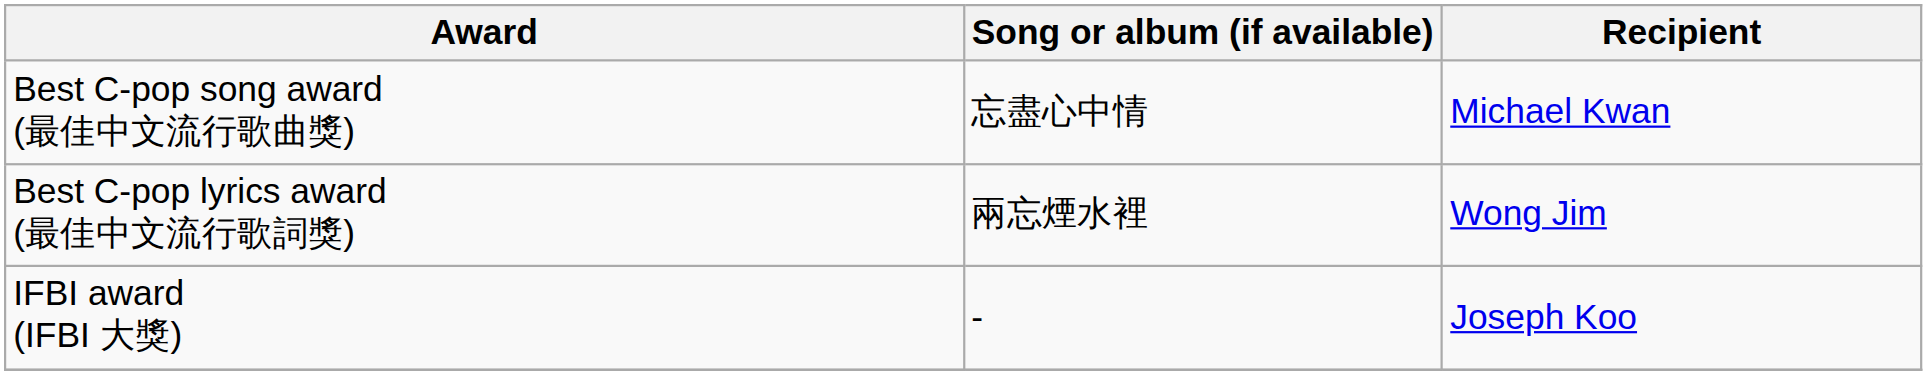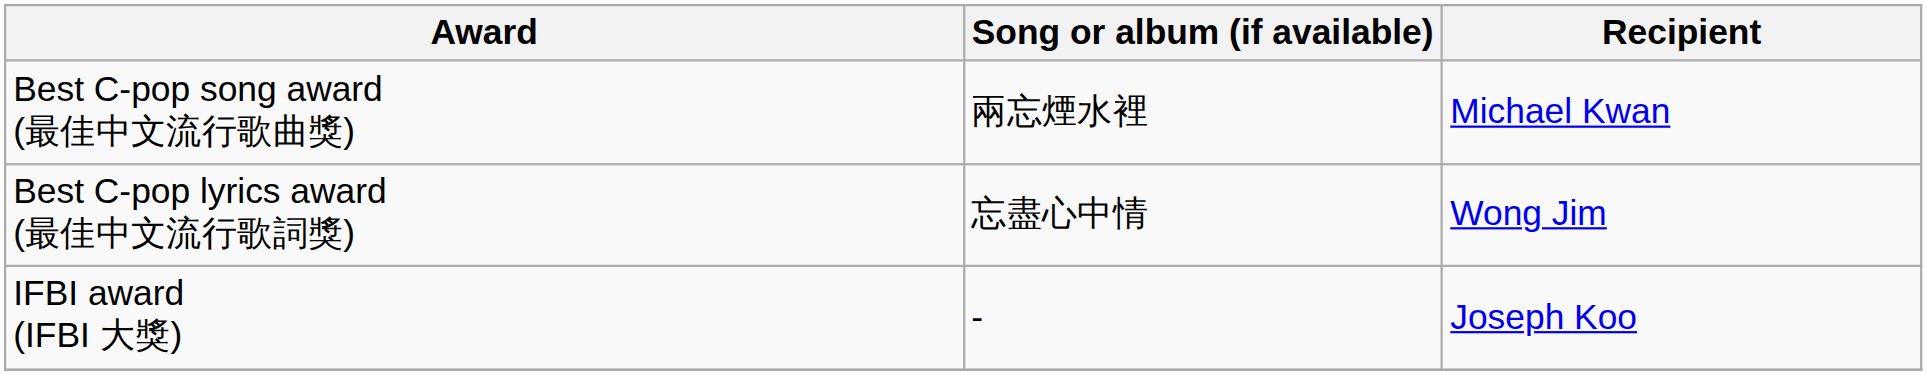(1060, 110) 忘盡心中情 -> (1060, 110) 兩忘煙水裡
(1060, 213) 兩忘煙水裡 -> (1060, 213) 忘盡心中情
